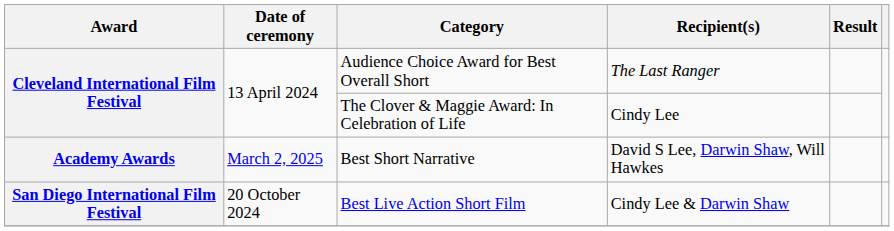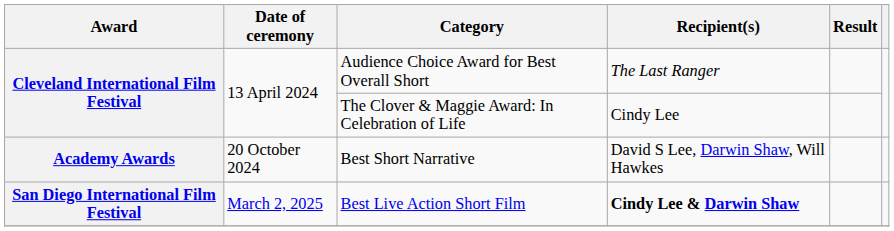(275, 159) March 2, 2025 -> (264, 159) 20 October 2024
(264, 203) 20 October 2024 -> (275, 203) March 2, 2025
(700, 203) normal -> (705, 203) bold
